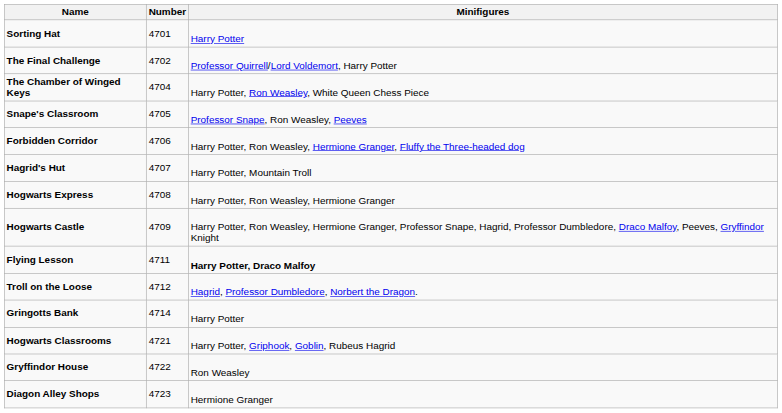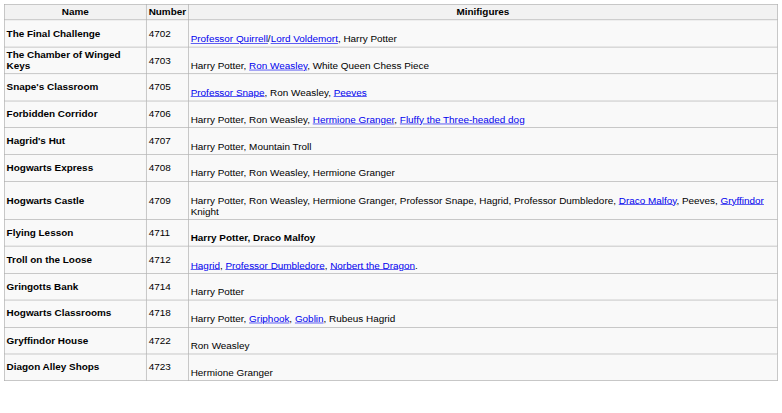- row: (33, 33)
(160, 87) 4704 -> (160, 60) 4703
(160, 340) 4721 -> (160, 313) 4718
